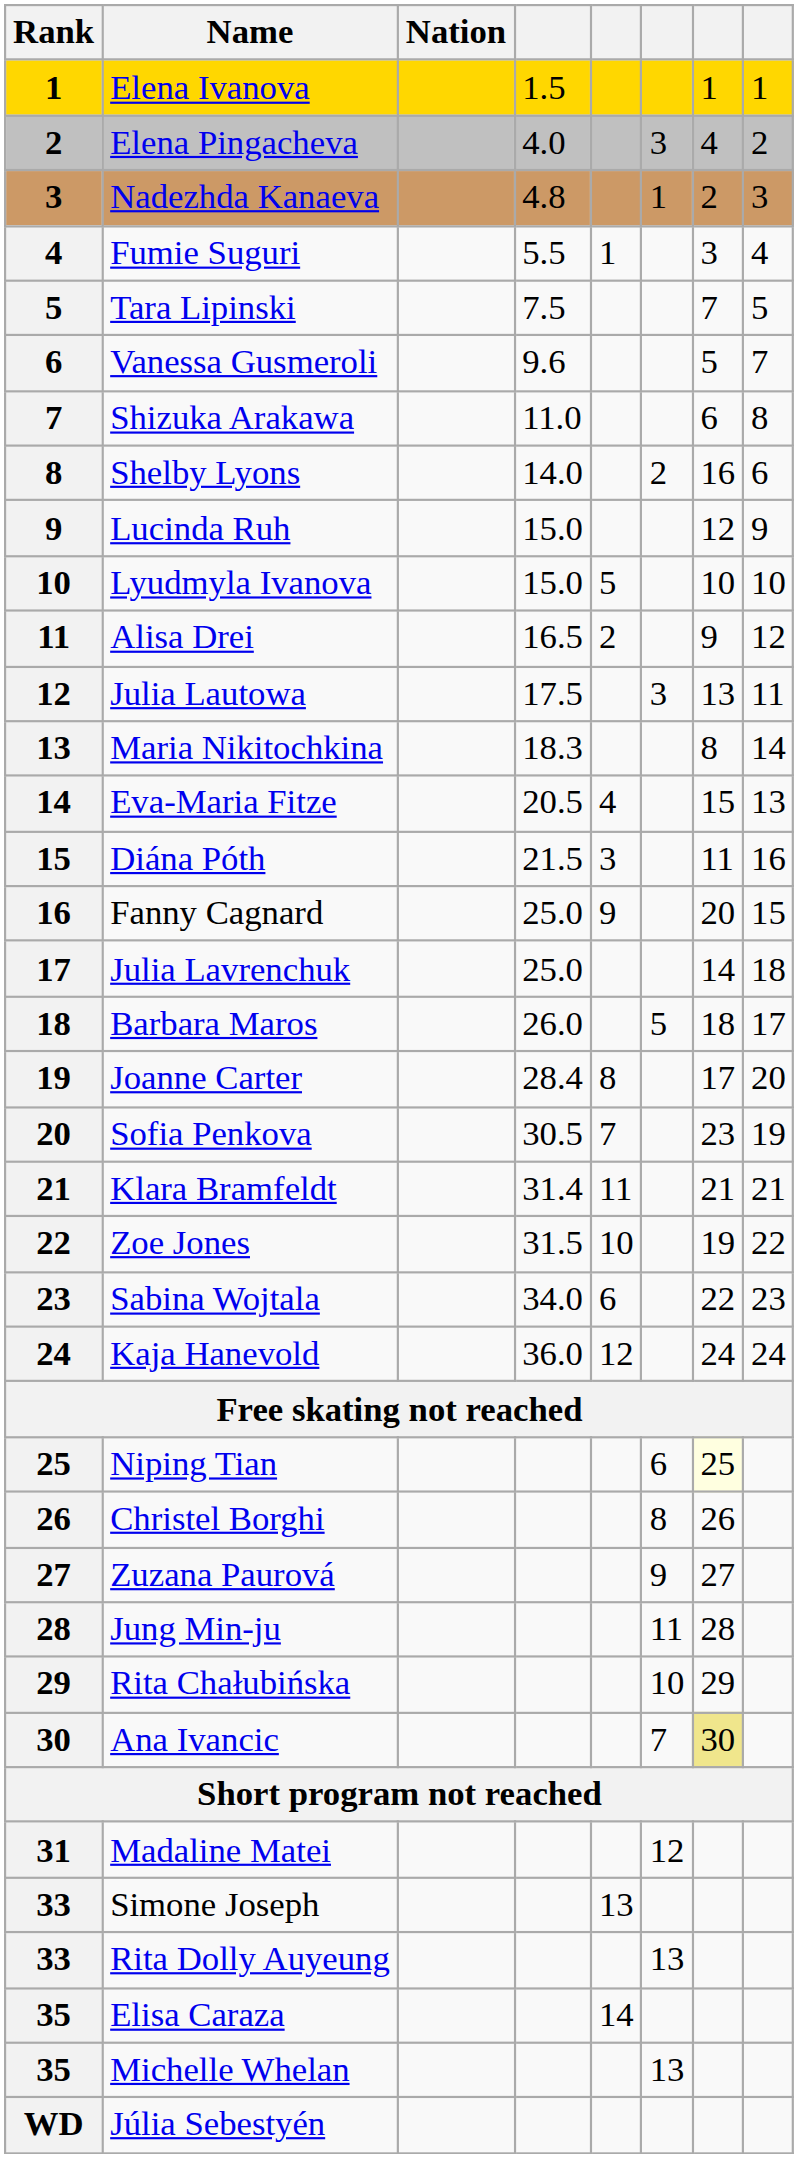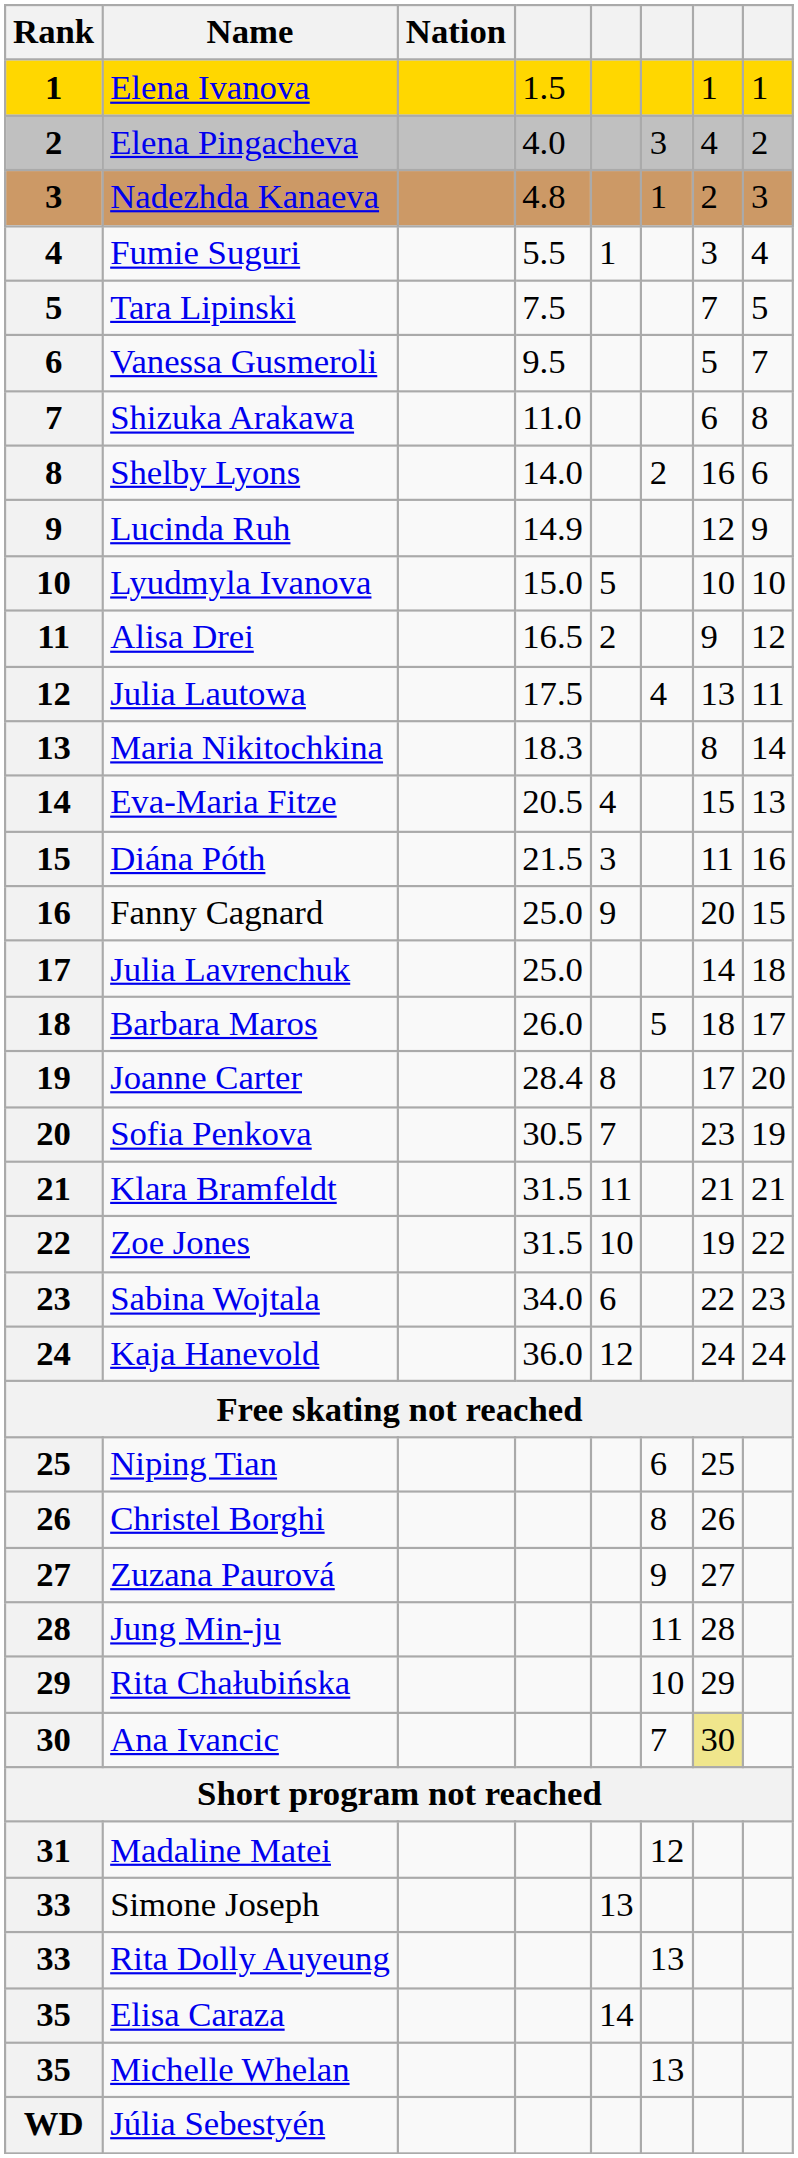(544, 362) 9.6 -> (544, 362) 9.5
(553, 527) 15.0 -> (553, 527) 14.9
(658, 692) 3 -> (658, 692) 4
(553, 1188) 31.4 -> (553, 1188) 31.5
(718, 1463) lightyellow background -> (718, 1463) no background
